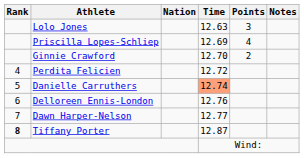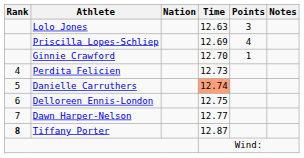(248, 56) 2 -> (248, 56) 1
(214, 71) 12.72 -> (214, 71) 12.73
(214, 101) 12.76 -> (214, 101) 12.75
